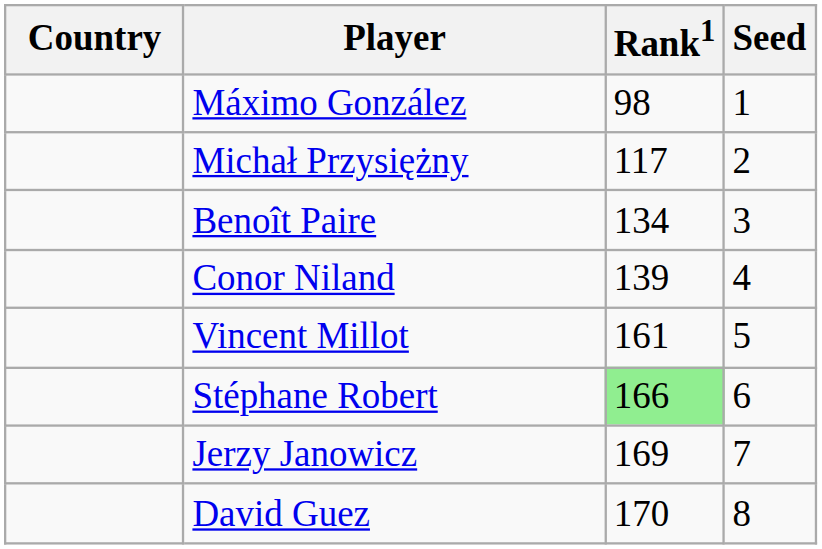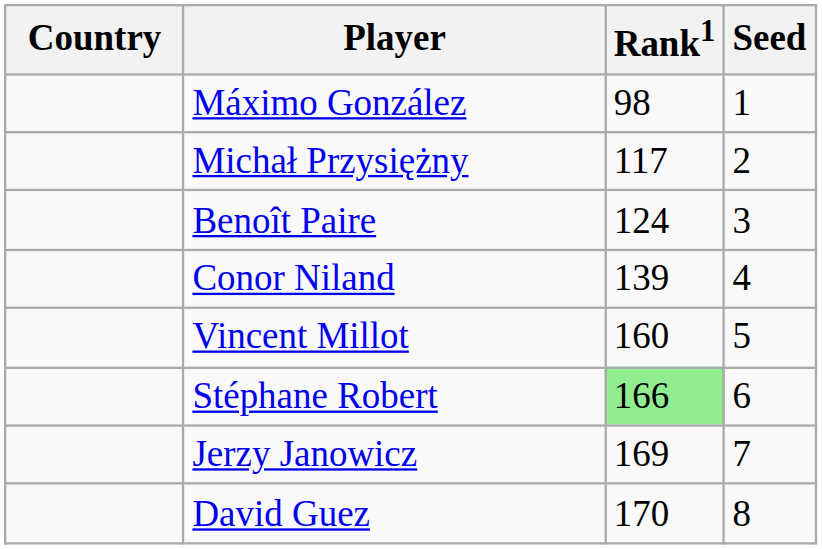(641, 219) 134 -> (641, 219) 124
(641, 336) 161 -> (641, 336) 160
